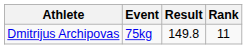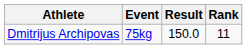(184, 34) 149.8 -> (184, 34) 150.0
